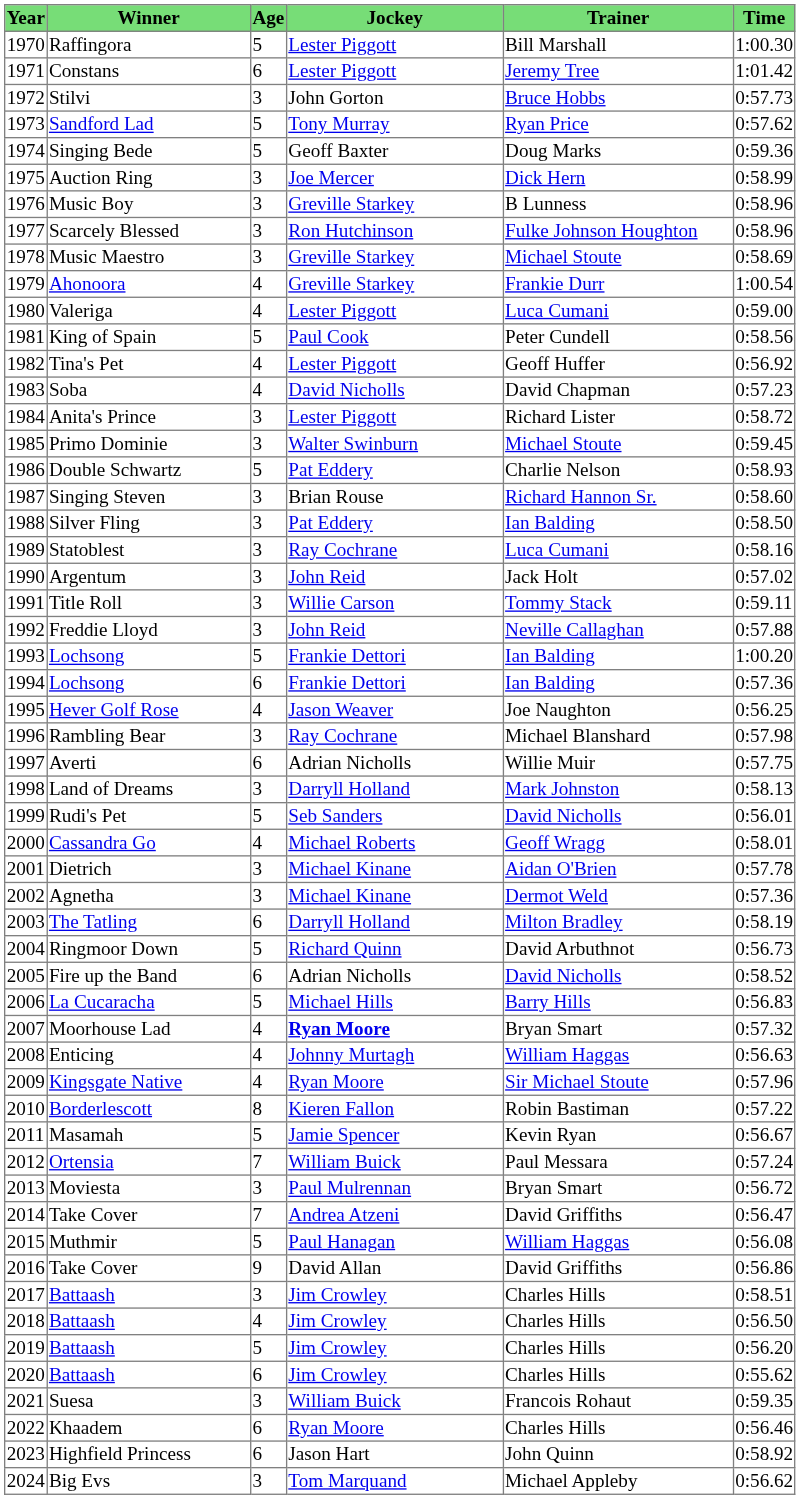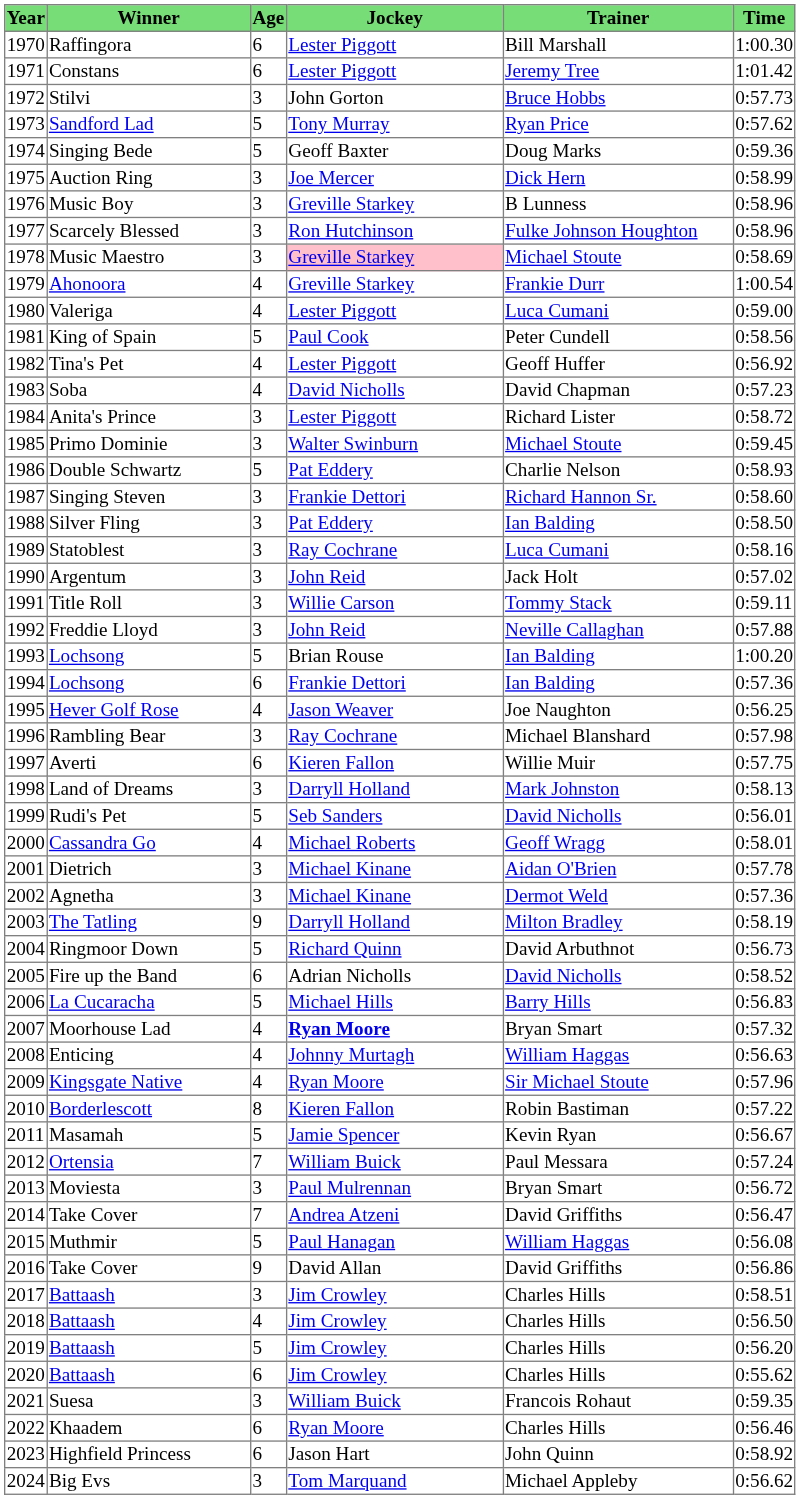(257, 44) 5 -> (257, 44) 6
(351, 257) no background -> (351, 257) pink background
(336, 496) Brian Rouse -> (347, 496) Frankie Dettori
(347, 656) Frankie Dettori -> (336, 656) Brian Rouse
(350, 762) Adrian Nicholls -> (341, 762) Kieren Fallon
(257, 922) 6 -> (257, 922) 9
